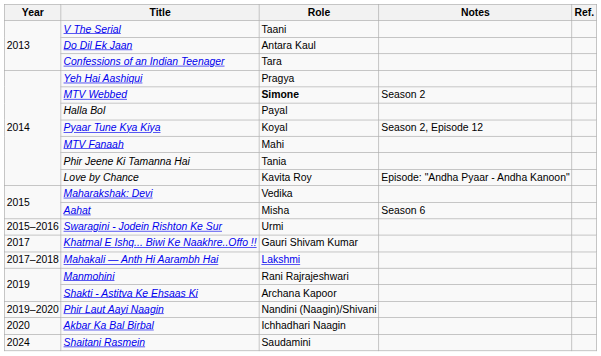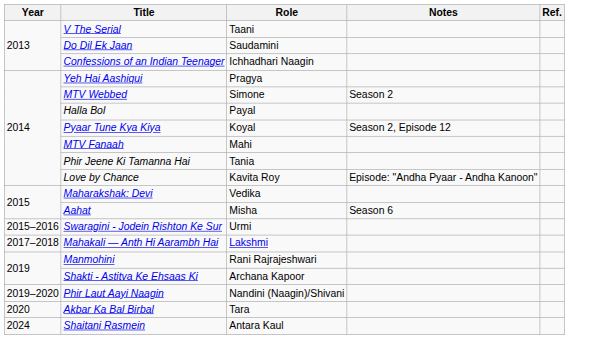(289, 45) Antara Kaul -> (254, 45) Saudamini
(272, 62) Tara -> (272, 62) Ichhadhari Naagin
(280, 95) bold -> (247, 95) normal
- row: (160, 243)
(304, 326) Ichhadhari Naagin -> (239, 309) Tara
(286, 342) Saudamini -> (256, 326) Antara Kaul
